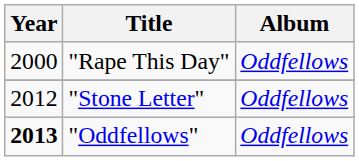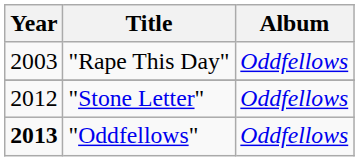(34, 60) 2000 -> (34, 60) 2003
